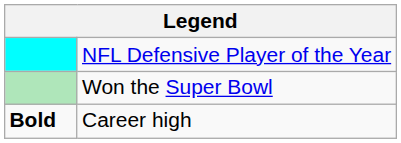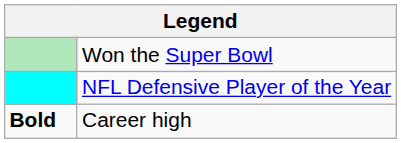rows swapped: (237, 54) <-> (177, 87)
